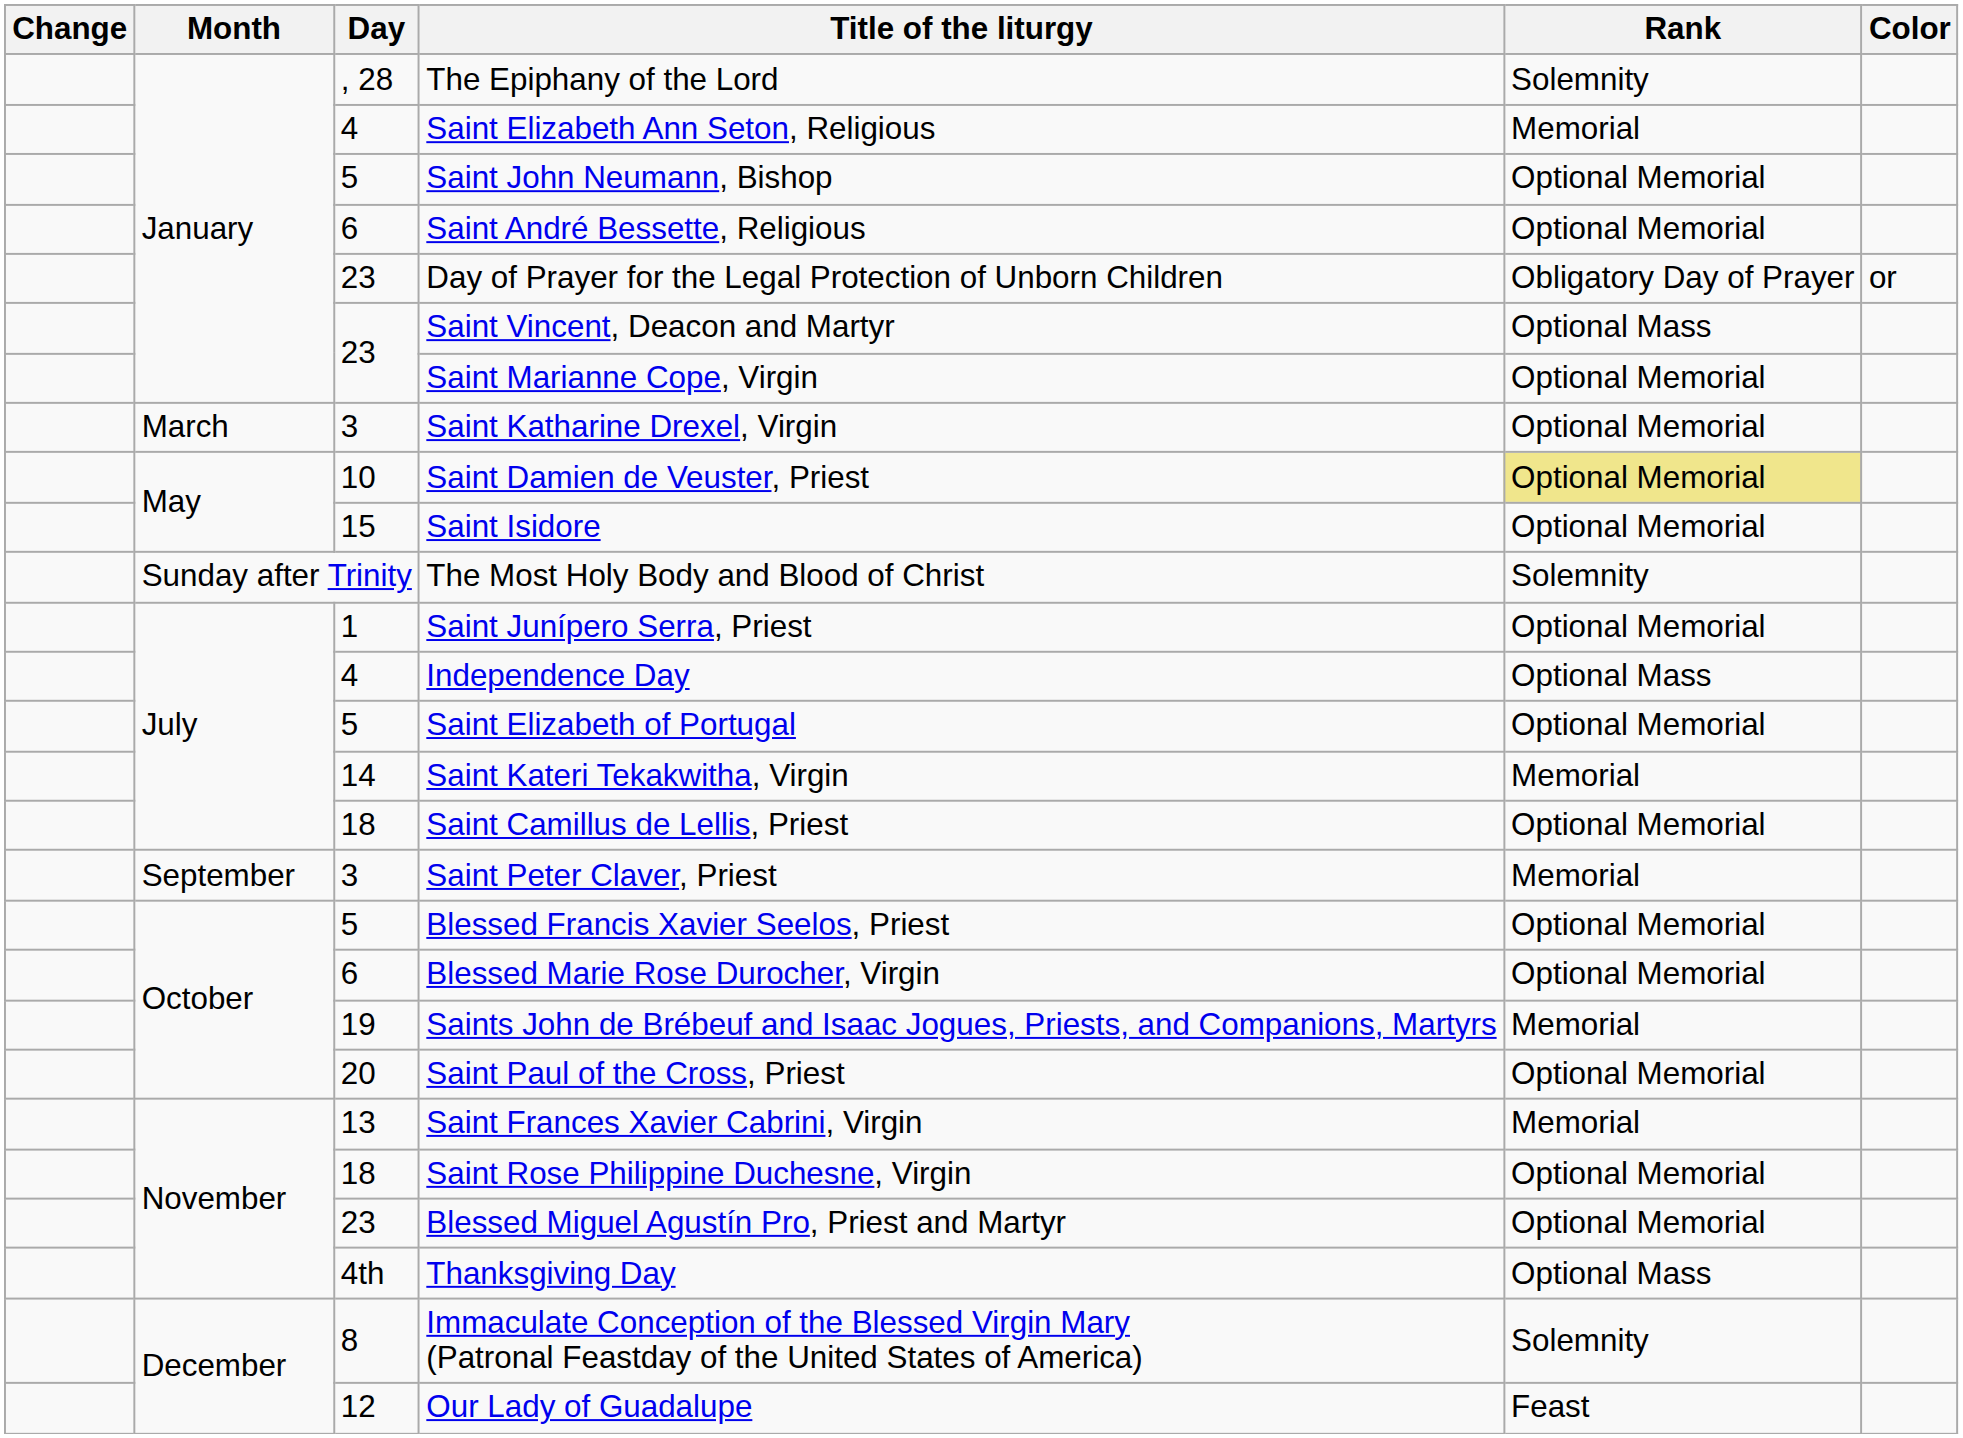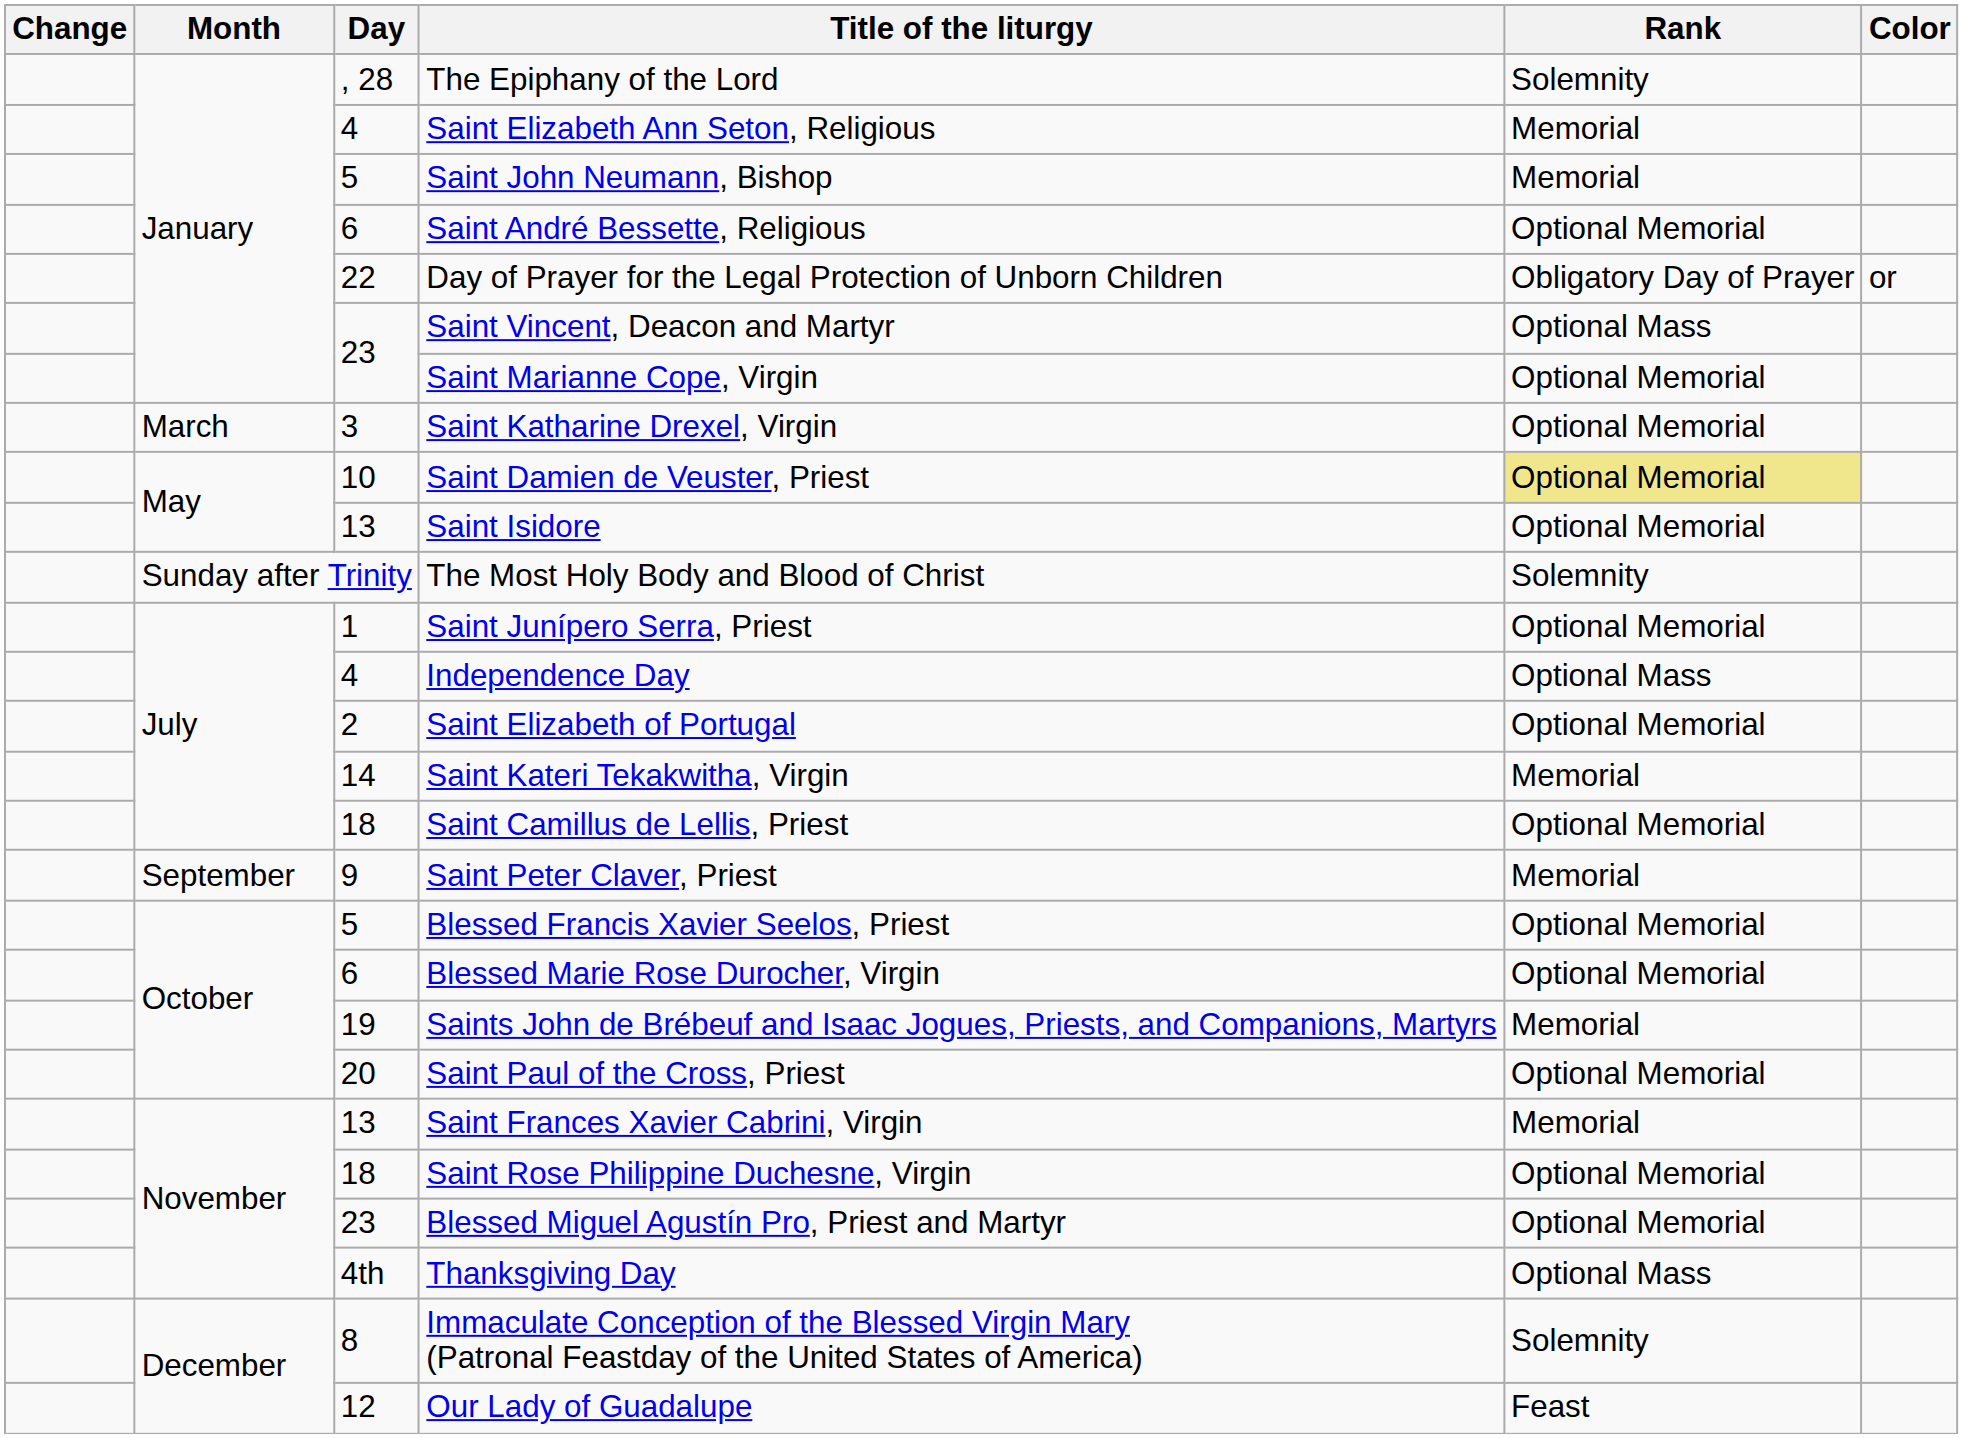(1638, 178) Optional Memorial -> (1576, 178) Memorial
(358, 278) 23 -> (358, 278) 22
(358, 526) 15 -> (358, 526) 13
(350, 725) 5 -> (350, 725) 2
(350, 874) 3 -> (350, 874) 9
